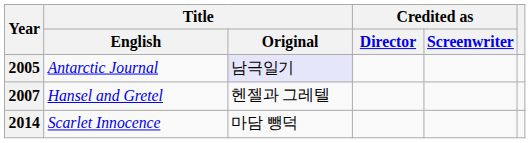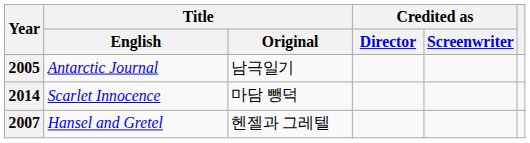(263, 67) lavender background -> (263, 67) no background
rows swapped: (24, 95) <-> (24, 123)
